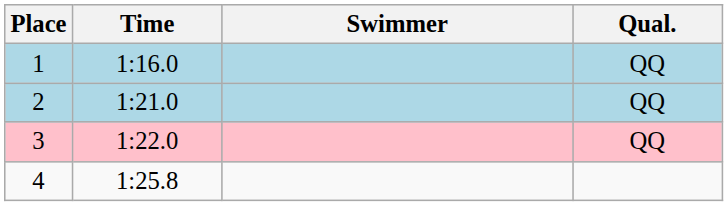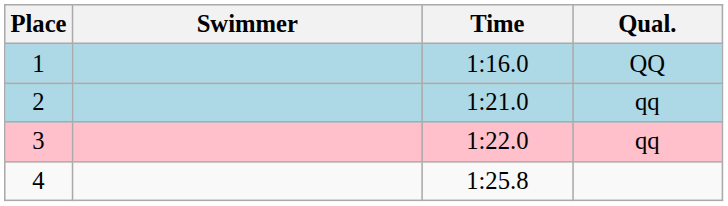columns swapped: (397, 24) <-> (147, 24)
(647, 102) QQ -> (647, 102) qq
(647, 141) QQ -> (647, 141) qq
